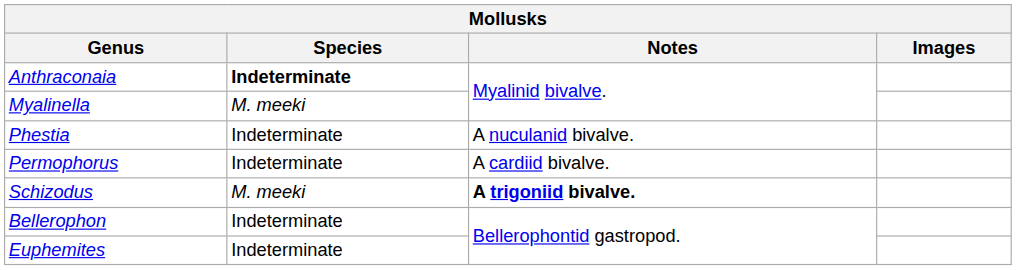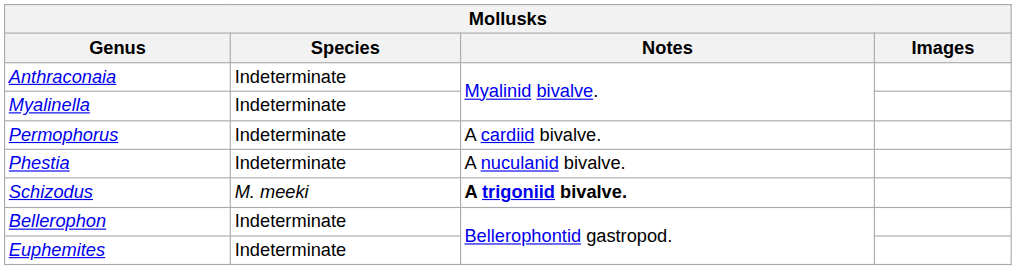(291, 76) bold -> (290, 76) normal
(268, 105) M. meeki -> (290, 105) Indeterminate
rows swapped: (64, 163) <-> (39, 134)
